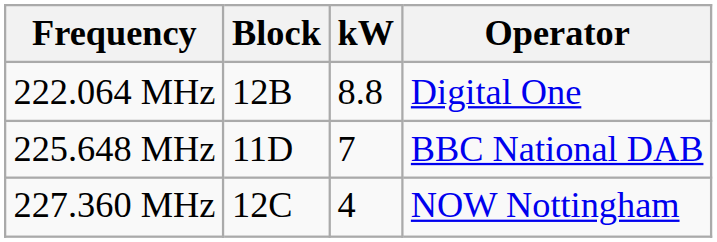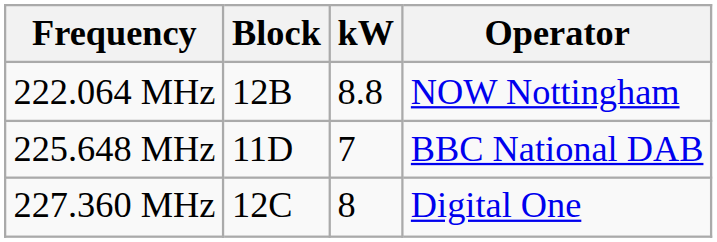(496, 90) Digital One -> (545, 90) NOW Nottingham
(347, 206) 4 -> (347, 206) 8
(545, 206) NOW Nottingham -> (496, 206) Digital One
